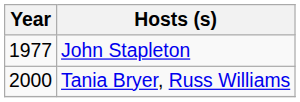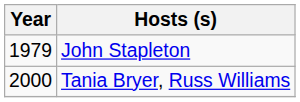(31, 50) 1977 -> (31, 50) 1979
